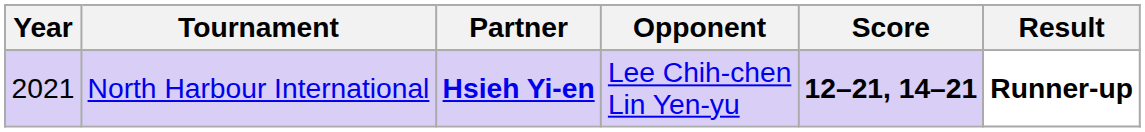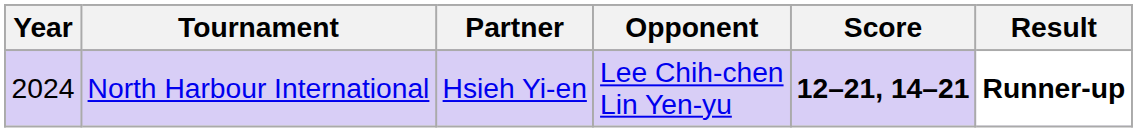(43, 88) 2021 -> (43, 88) 2024
(519, 88) bold -> (515, 88) normal
